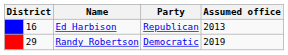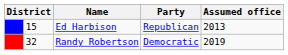(31, 27) 16 -> (31, 27) 15
(31, 42) 29 -> (31, 42) 32
